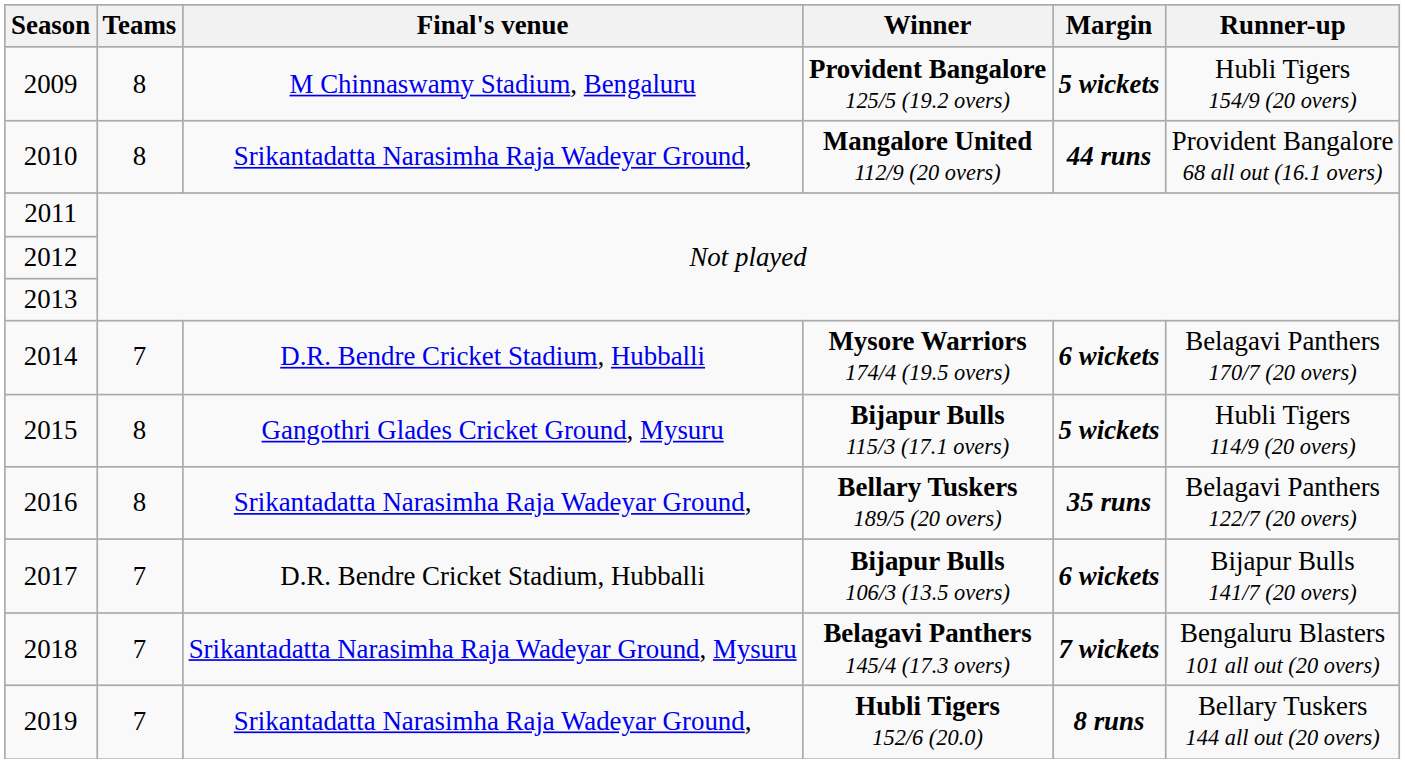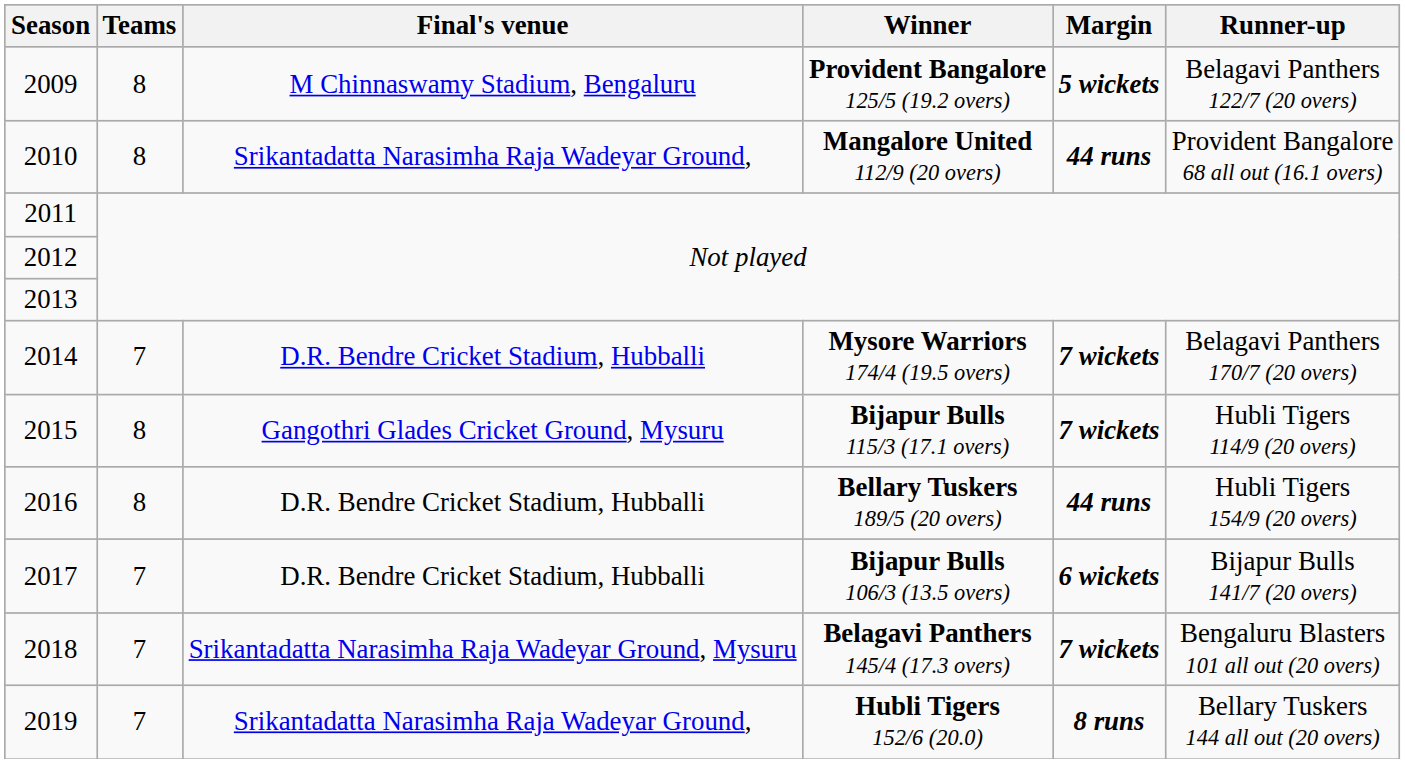(1283, 83) Hubli Tigers 154/9 (20 overs) -> (1283, 83) Belagavi Panthers 122/7 (20 overs)
(1109, 357) 6 wickets -> (1109, 357) 7 wickets
(1109, 430) 5 wickets -> (1109, 430) 7 wickets
(493, 502) Srikantadatta Narasimha Raja Wadeyar Ground, -> (493, 502) D.R. Bendre Cricket Stadium, Hubballi
(1109, 502) 35 runs -> (1109, 502) 44 runs
(1283, 502) Belagavi Panthers 122/7 (20 overs) -> (1283, 502) Hubli Tigers 154/9 (20 overs)
